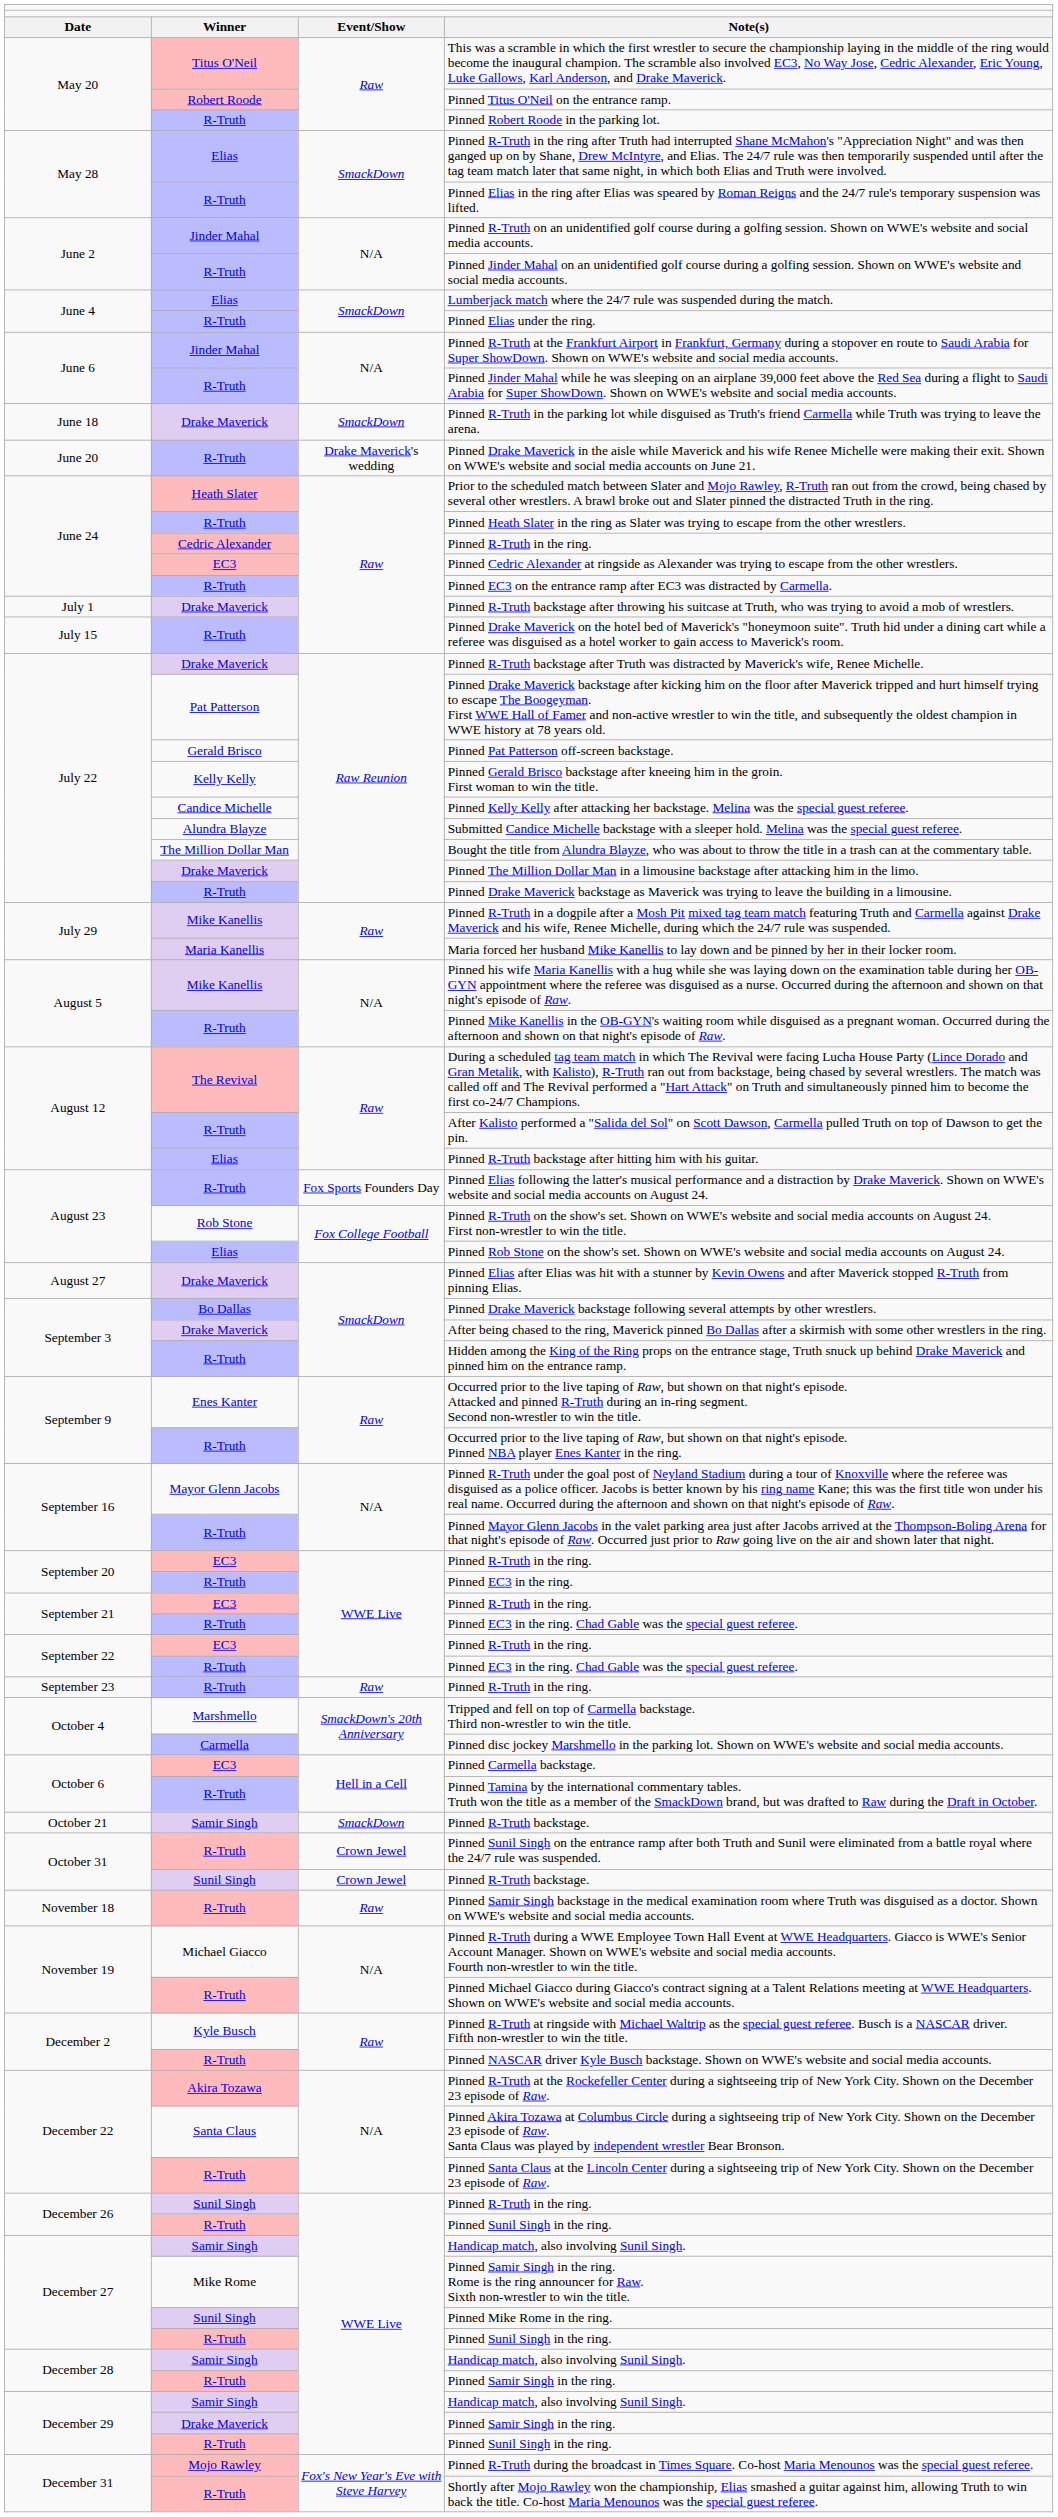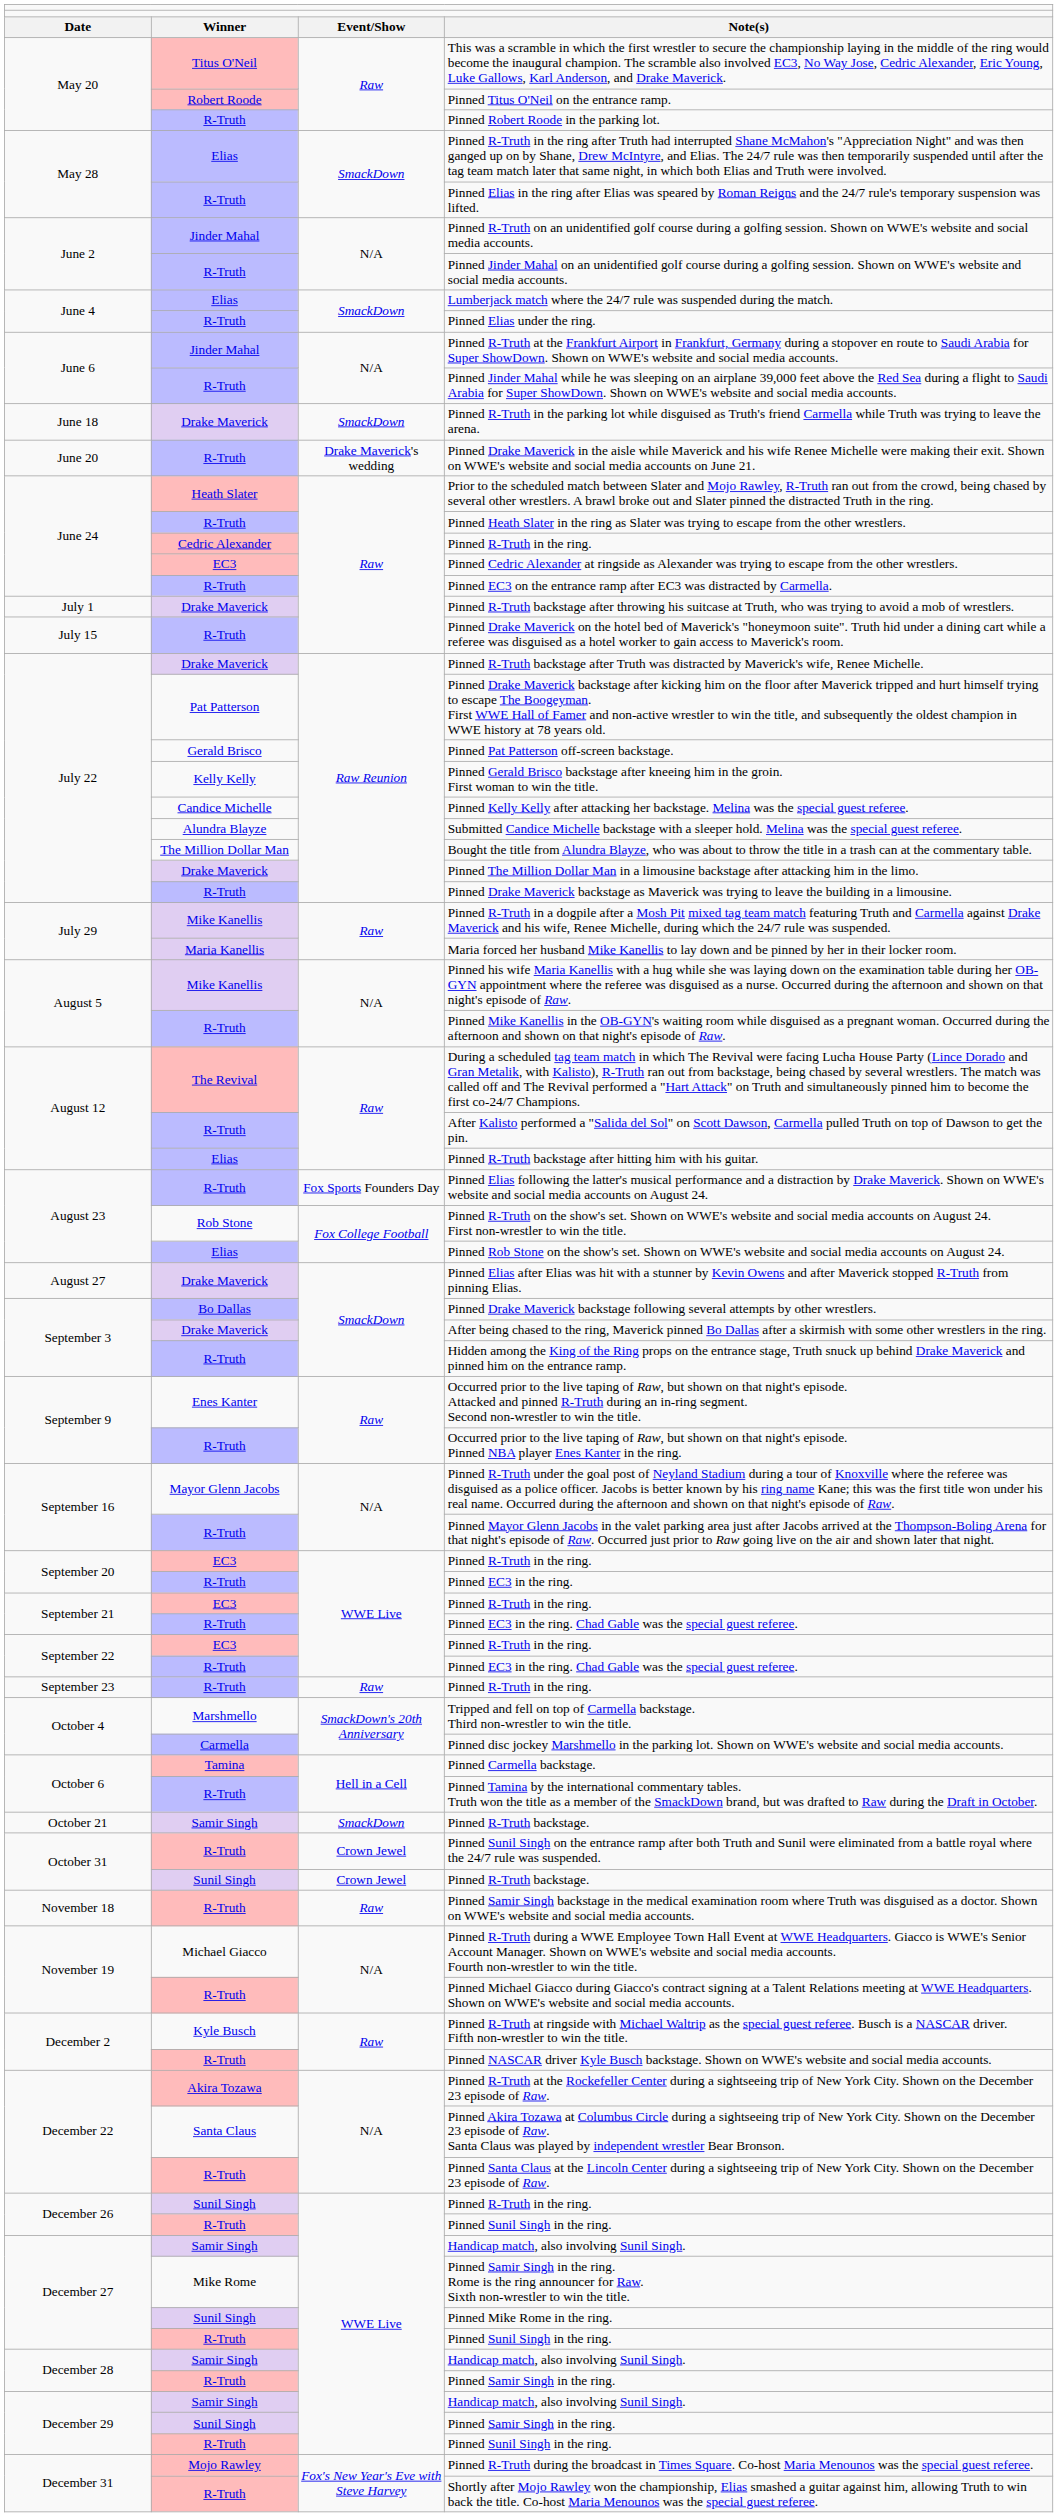(225, 1765) EC3 -> (225, 1765) Tamina
(225, 2423) Drake Maverick -> (225, 2423) Sunil Singh
